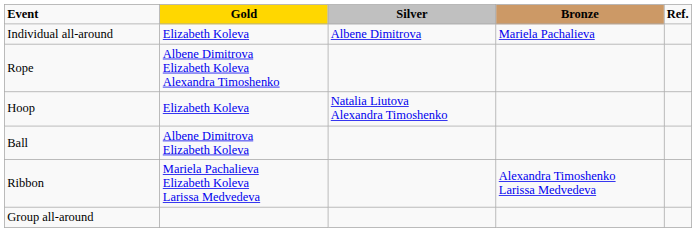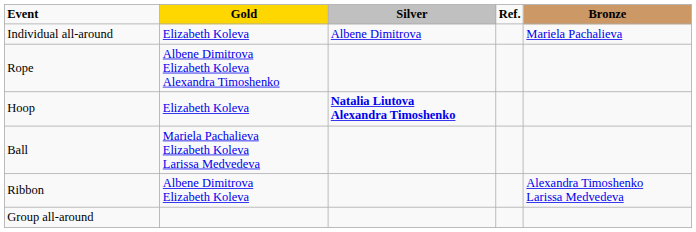columns swapped: (580, 14) <-> (678, 14)
(389, 108) normal -> (393, 108) bold
(208, 142) Albene Dimitrova Elizabeth Koleva -> (211, 149) Mariela Pachalieva Elizabeth Koleva Larissa Medvedeva
(211, 183) Mariela Pachalieva Elizabeth Koleva Larissa Medvedeva -> (208, 190) Albene Dimitrova Elizabeth Koleva
